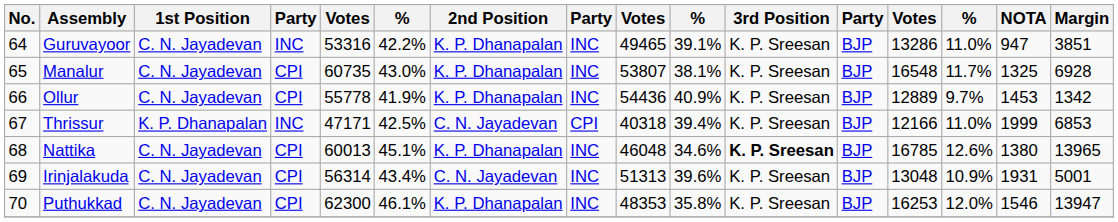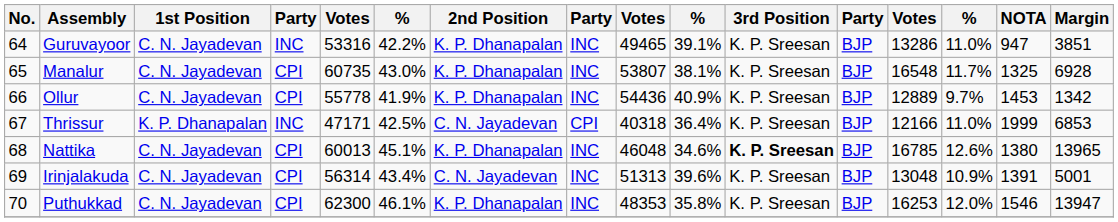(698, 124) 39.4% -> (698, 124) 36.4%
(1019, 177) 1931 -> (1019, 177) 1391
